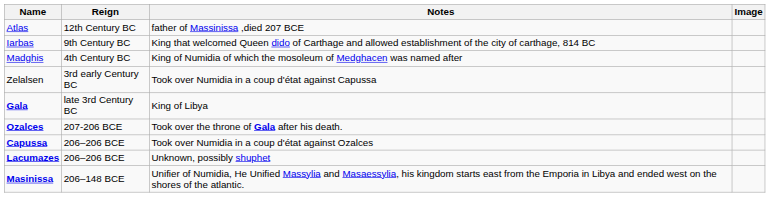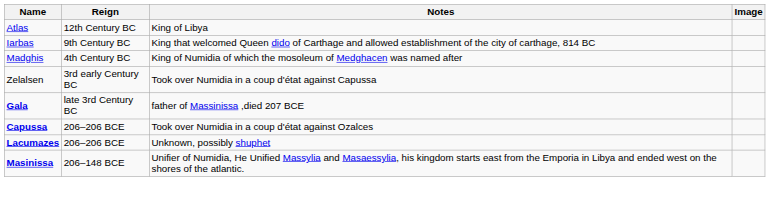(228, 27) father of Massinissa ,died 207 BCE -> (180, 27) King of Libya
(180, 106) King of Libya -> (228, 106) father of Massinissa ,died 207 BCE
- row: (25, 127)
